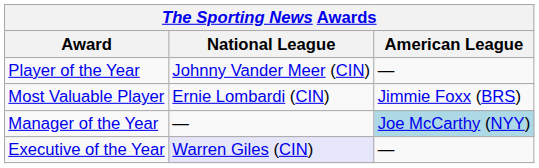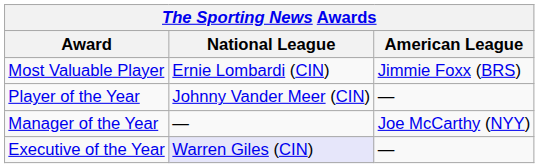rows swapped: (86, 96) <-> (74, 70)
(454, 123) lightblue background -> (454, 123) no background
